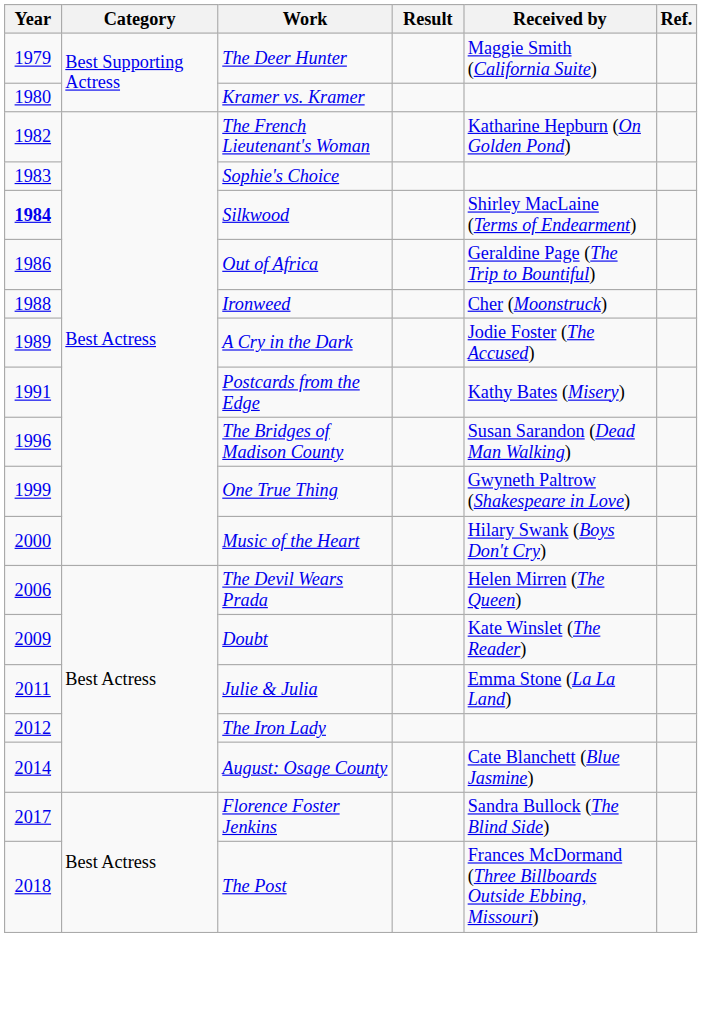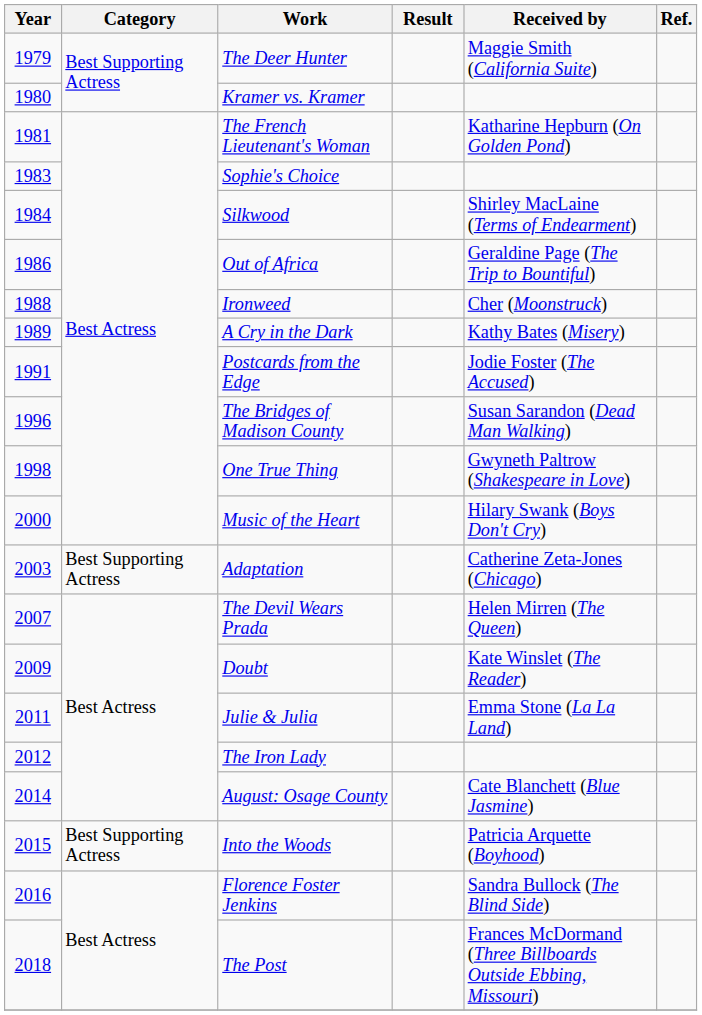(33, 136) 1982 -> (33, 136) 1981
(33, 214) bold -> (33, 214) normal
(531, 342) Jodie Foster (The Accused) -> (546, 332) Kathy Bates (Misery)
(546, 392) Kathy Bates (Misery) -> (531, 371) Jodie Foster (The Accused)
(33, 491) 1999 -> (33, 470) 1998
+ row: (263, 569)
(33, 589) 2006 -> (33, 618) 2007
+ row: (277, 845)
(33, 816) 2017 -> (33, 895) 2016
